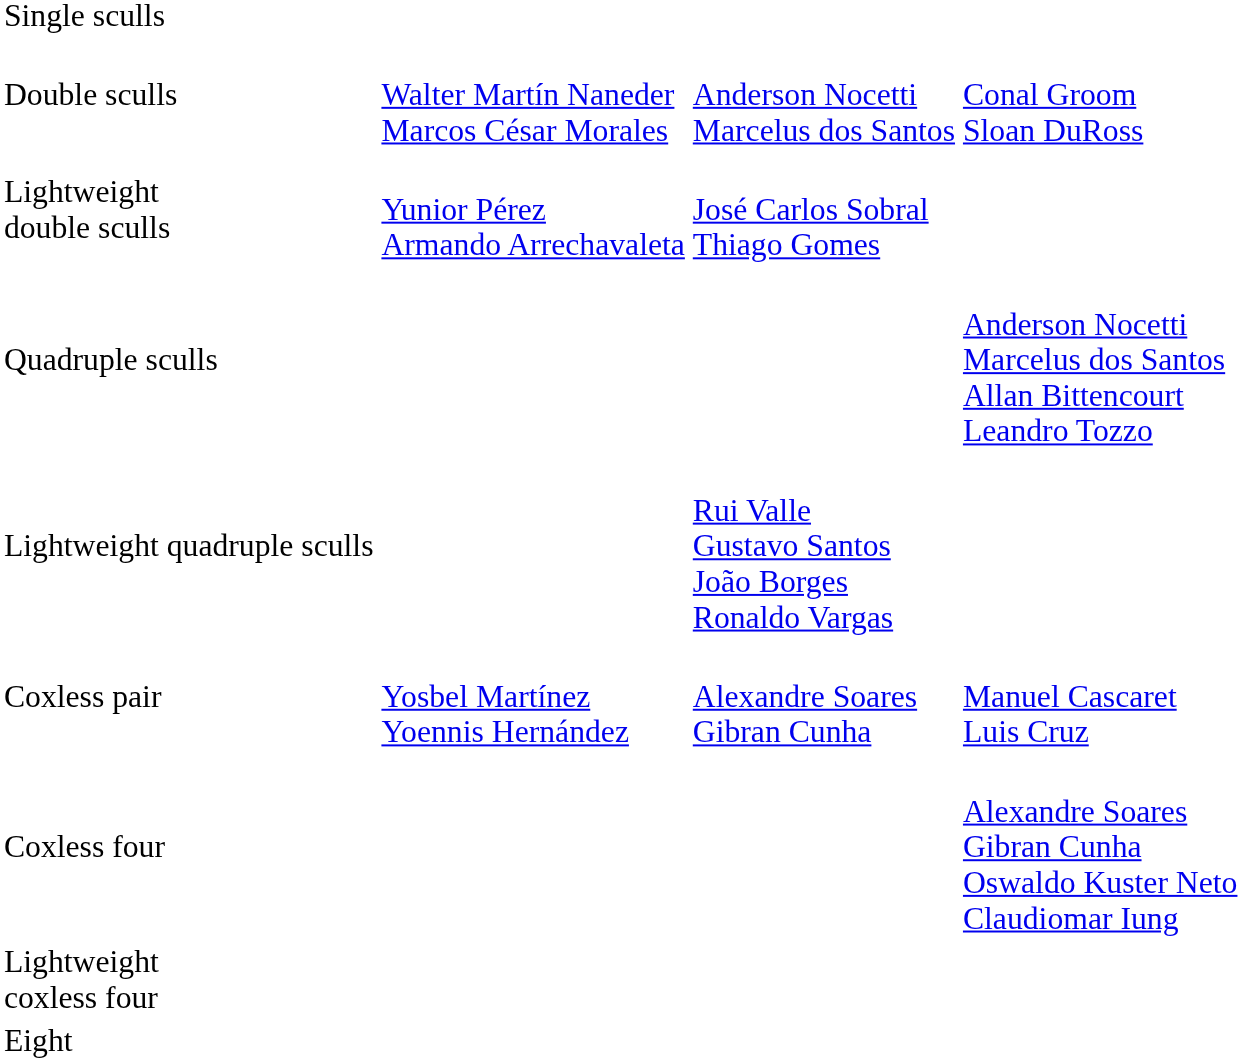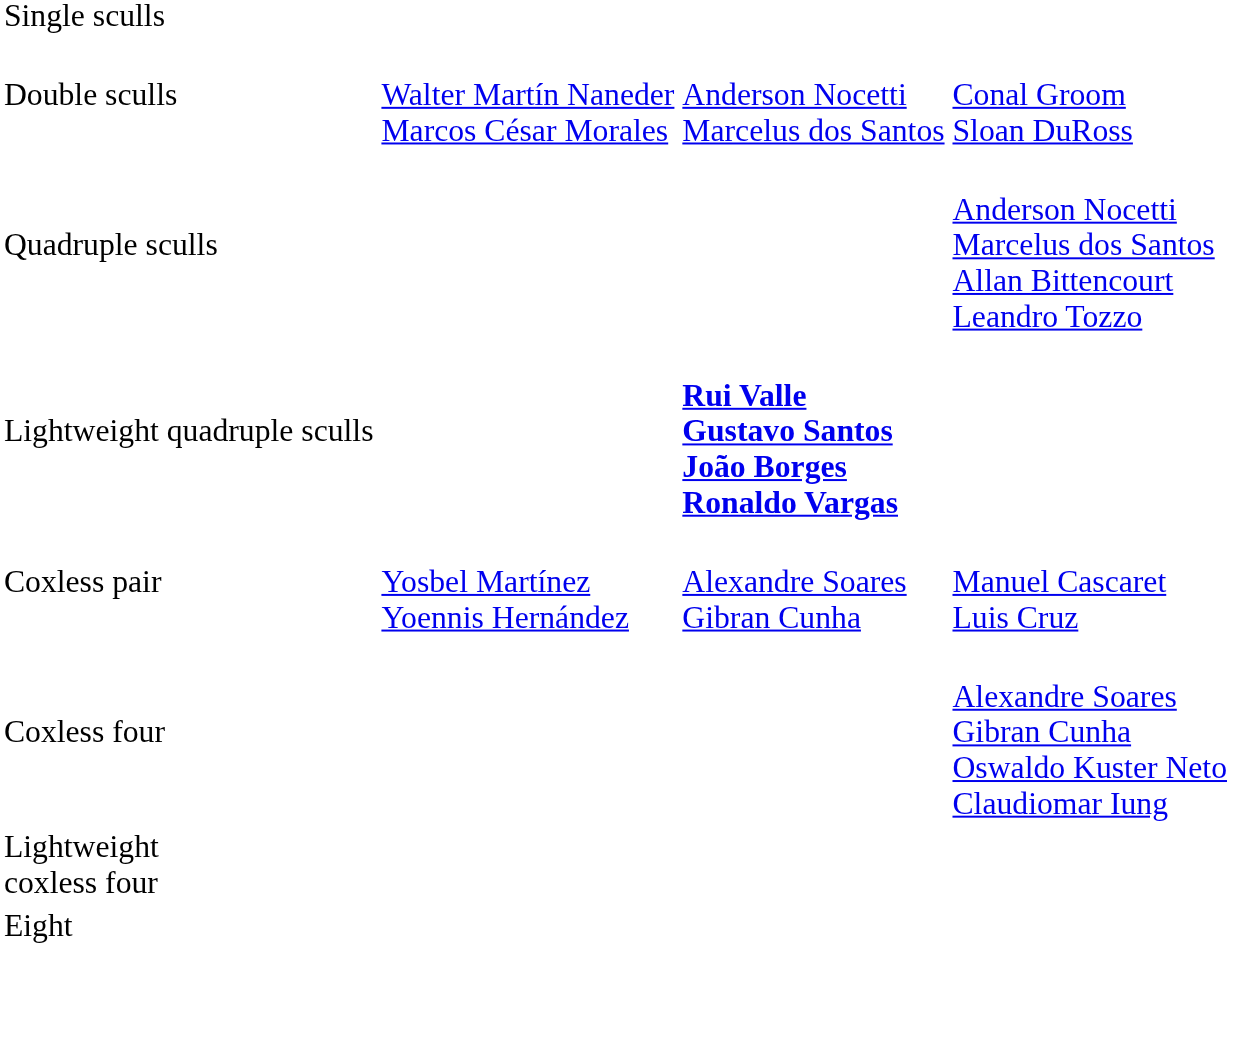- row: (87, 209)
(793, 563) normal -> (790, 448) bold
